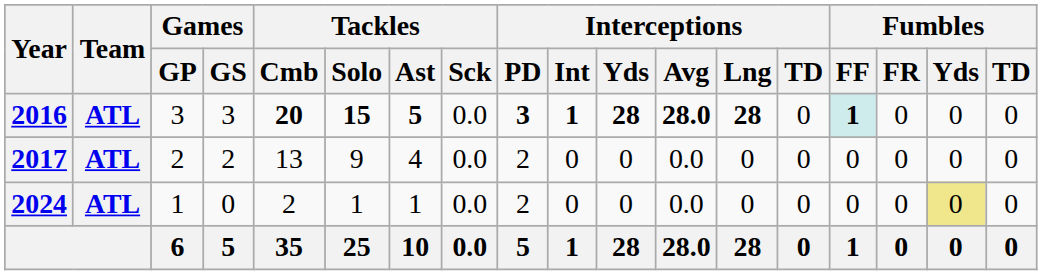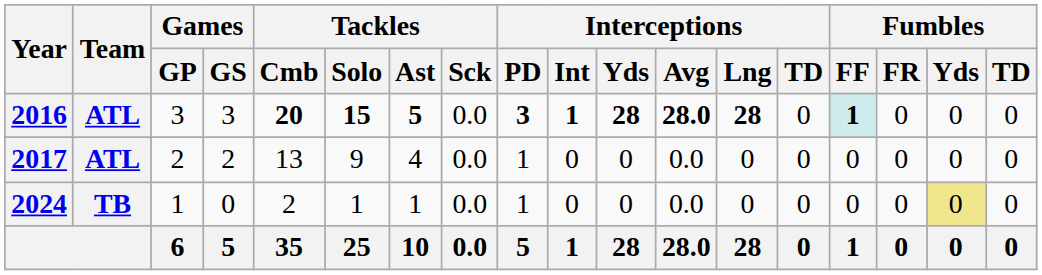(523, 159) 2 -> (523, 159) 1
(113, 203) ATL -> (113, 203) TB
(523, 203) 2 -> (523, 203) 1
